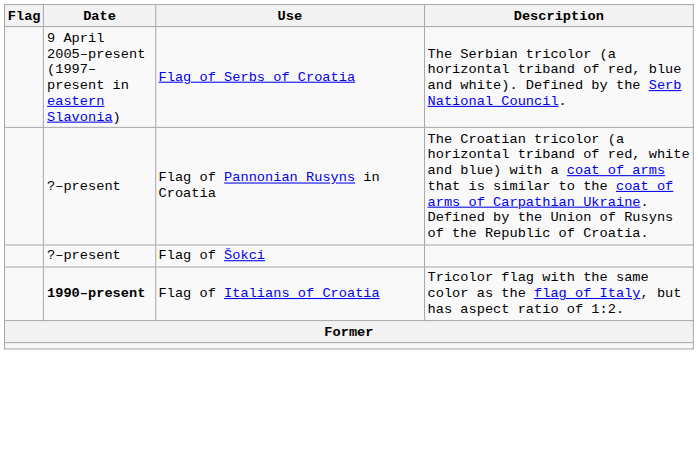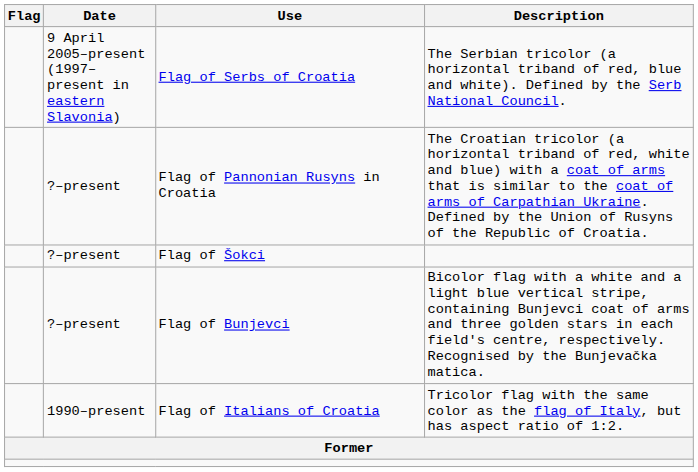+ row: (224, 325)
(96, 294) bold -> (96, 410) normal
